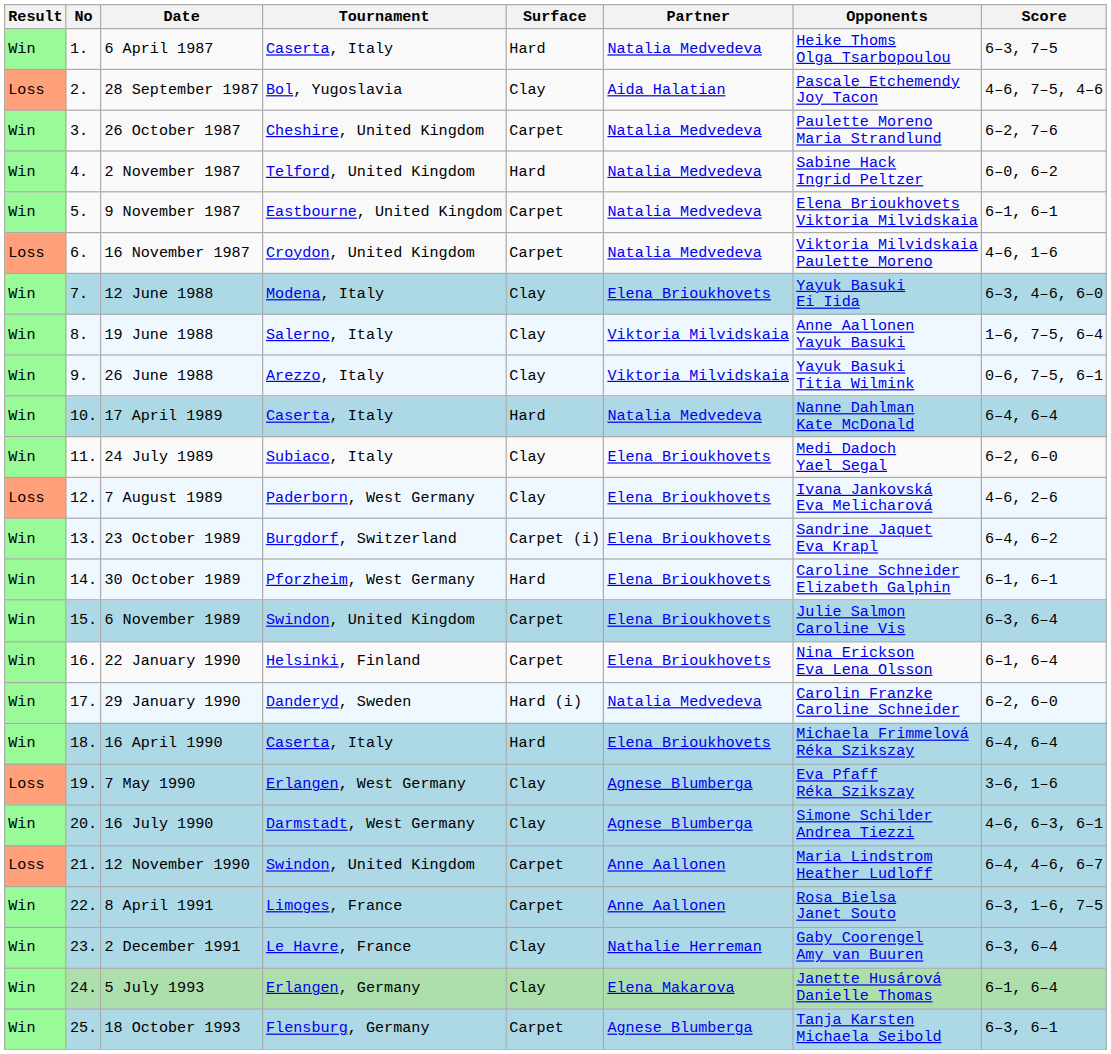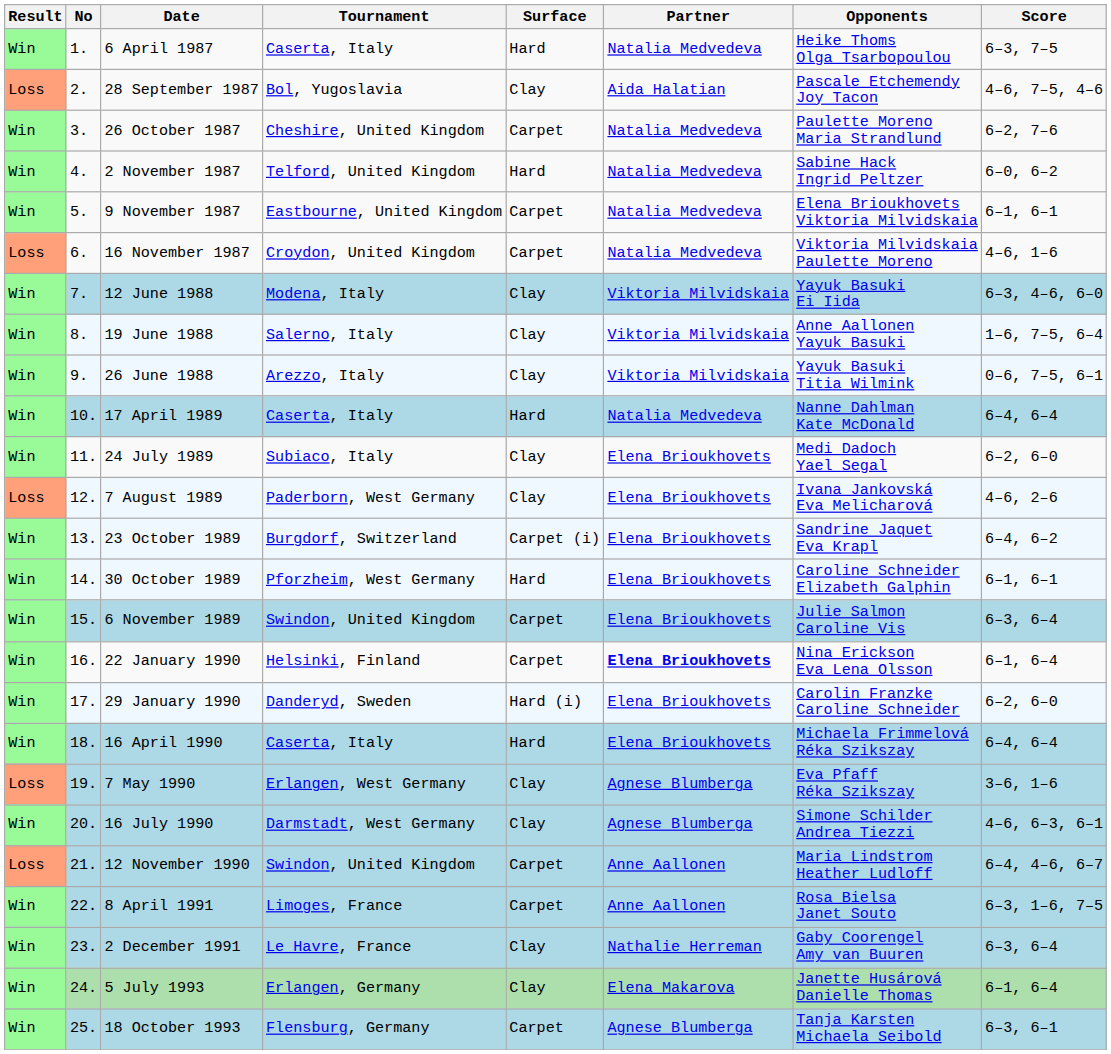(689, 294) Elena Brioukhovets -> (698, 294) Viktoria Milvidskaia
(689, 661) normal -> (689, 661) bold
(685, 702) Natalia Medvedeva -> (689, 702) Elena Brioukhovets
